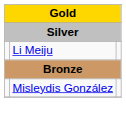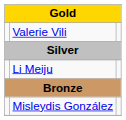+ row: (39, 32)
